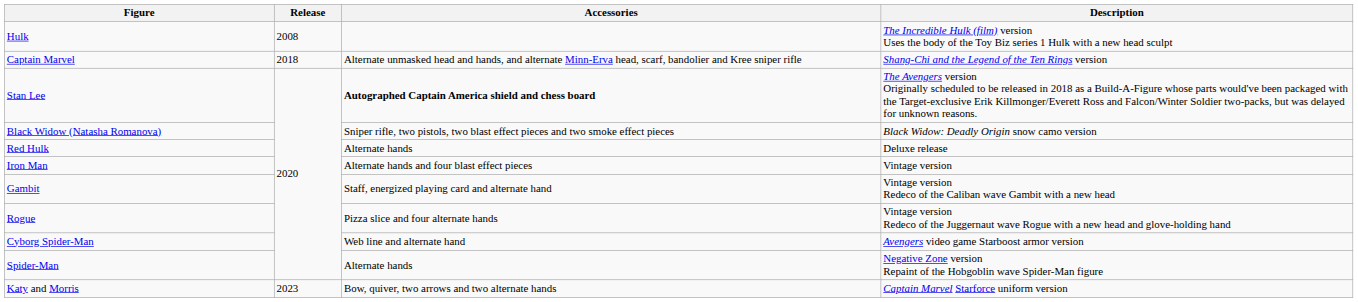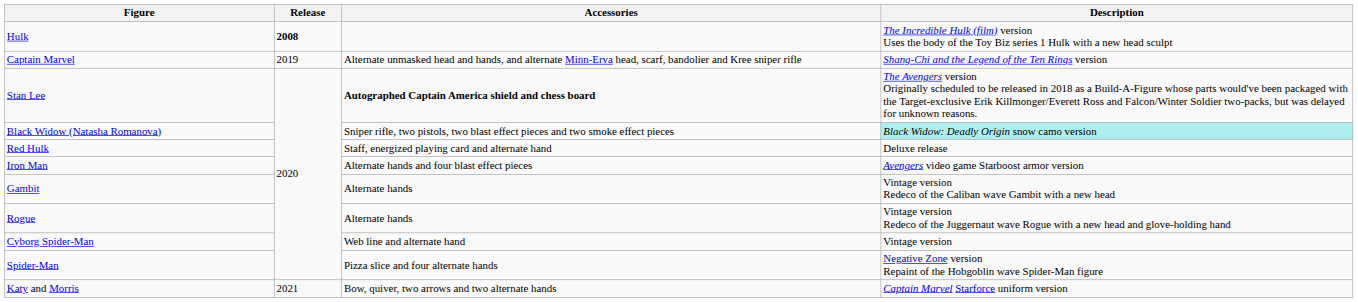(287, 36) normal -> (287, 36) bold
(287, 59) 2018 -> (287, 59) 2019
(990, 131) no background -> (990, 131) paleturquoise background
(378, 148) Alternate hands -> (448, 148) Staff, energized playing card and alternate hand
(918, 165) Vintage version -> (983, 165) Avengers video game Starboost armor version
(448, 188) Staff, energized playing card and alternate hand -> (378, 188) Alternate hands
(421, 218) Pizza slice and four alternate hands -> (378, 218) Alternate hands
(983, 241) Avengers video game Starboost armor version -> (918, 241) Vintage version
(378, 265) Alternate hands -> (421, 265) Pizza slice and four alternate hands
(287, 288) 2023 -> (287, 288) 2021
